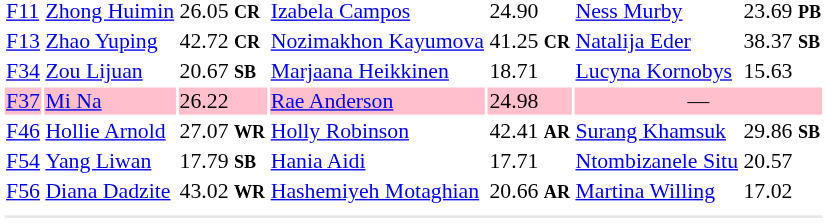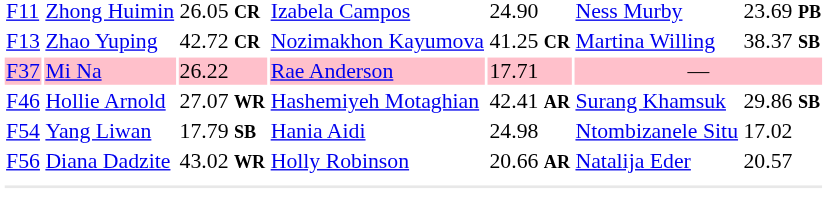(633, 41) Natalija Eder -> (645, 41) Martina Willing
- row: (23, 70)
(514, 100) 24.98 -> (514, 70) 17.71
(340, 130) Holly Robinson -> (375, 100) Hashemiyeh Motaghian
(514, 160) 17.71 -> (514, 130) 24.98
(768, 160) 20.57 -> (768, 130) 17.02
(375, 190) Hashemiyeh Motaghian -> (340, 160) Holly Robinson
(645, 190) Martina Willing -> (633, 160) Natalija Eder
(768, 190) 17.02 -> (768, 160) 20.57
